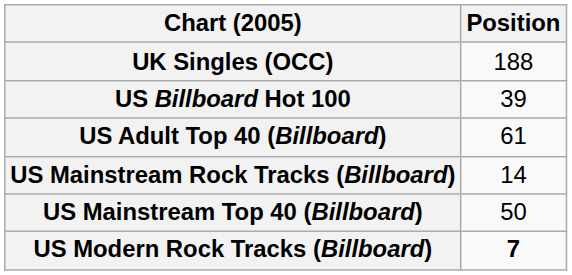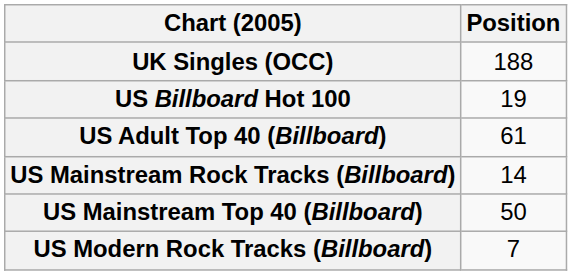(513, 99) 39 -> (513, 99) 19
(513, 250) bold -> (513, 250) normal
